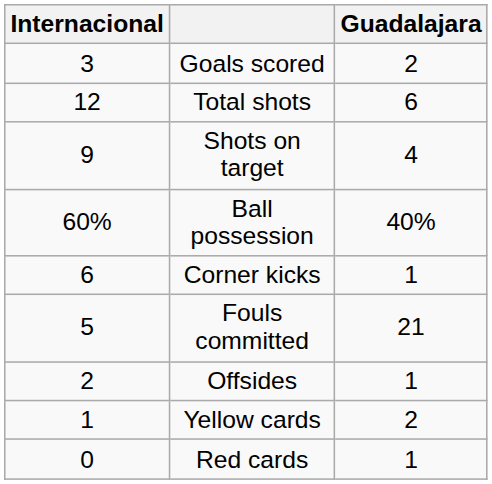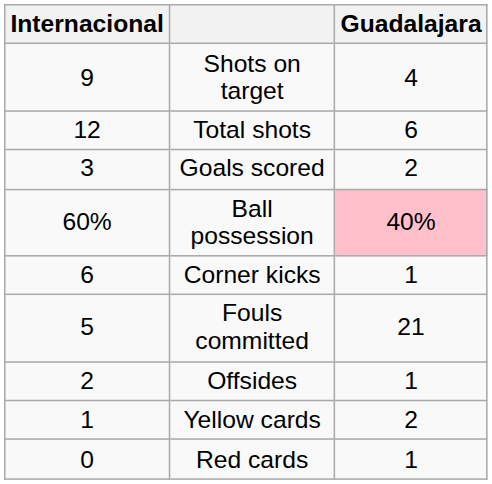rows swapped: (252, 63) <-> (252, 155)
(411, 221) no background -> (411, 221) pink background
